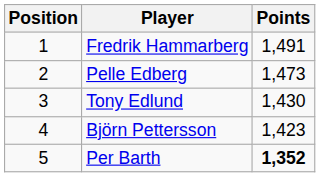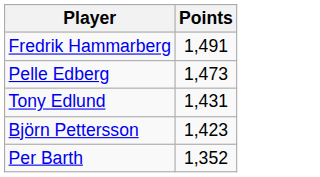- column: (43, 18)
(283, 102) 1,430 -> (206, 102) 1,431
(283, 158) bold -> (206, 158) normal
